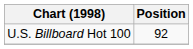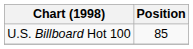(161, 34) 92 -> (161, 34) 85
